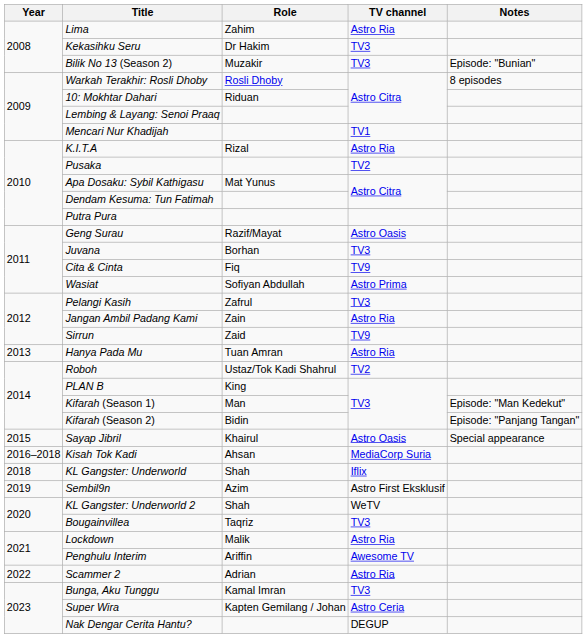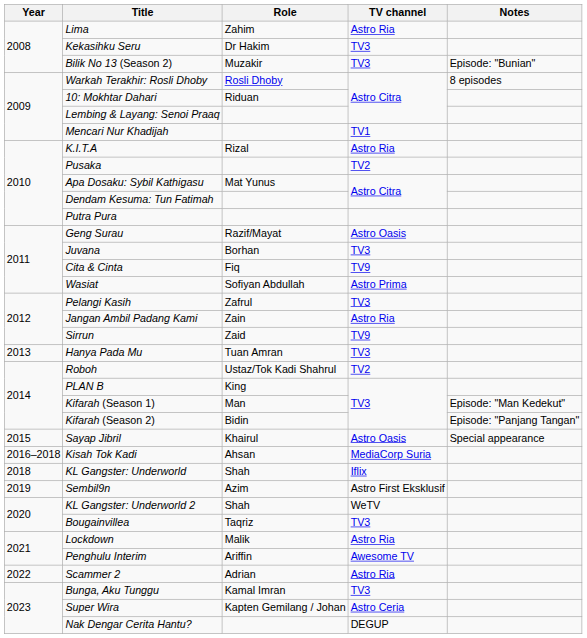(373, 353) Astro Ria -> (360, 353) TV3
